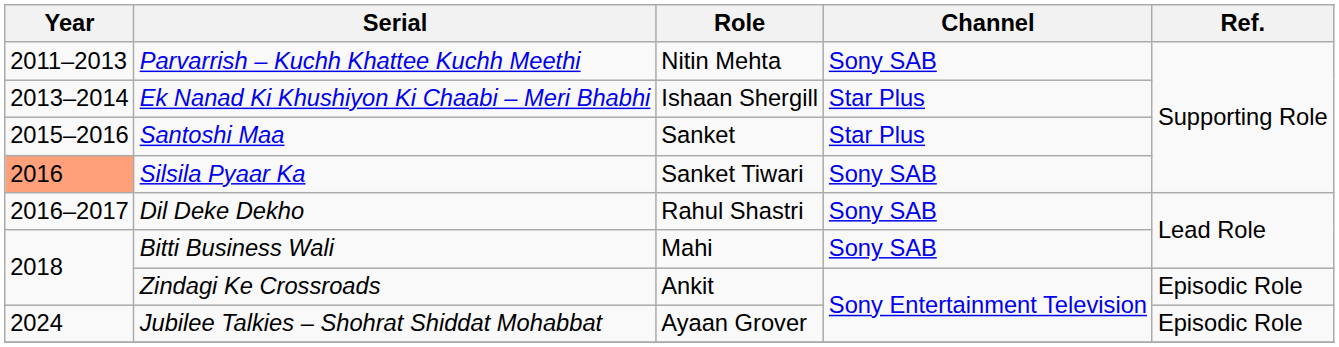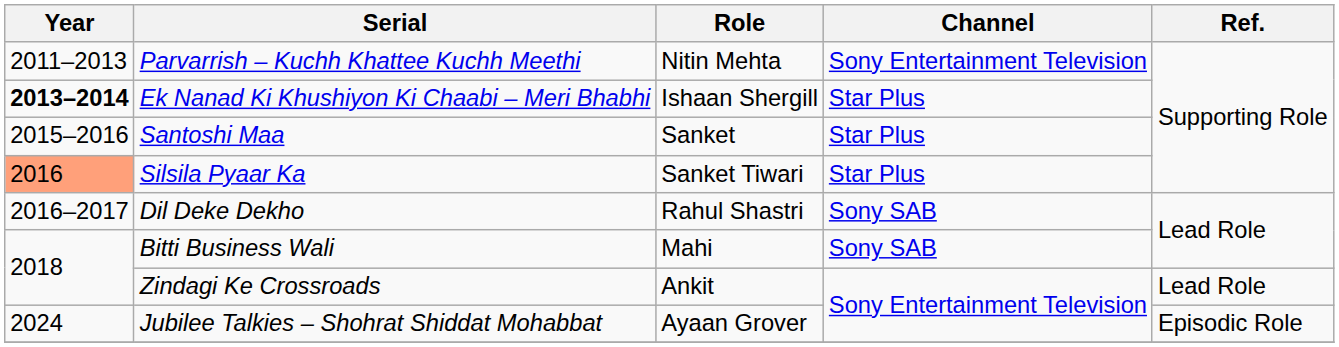(883, 60) Sony SAB -> (988, 60) Sony Entertainment Television
(69, 98) normal -> (69, 98) bold
(883, 173) Sony SAB -> (877, 173) Star Plus
(1230, 286) Episodic Role -> (1212, 286) Lead Role
